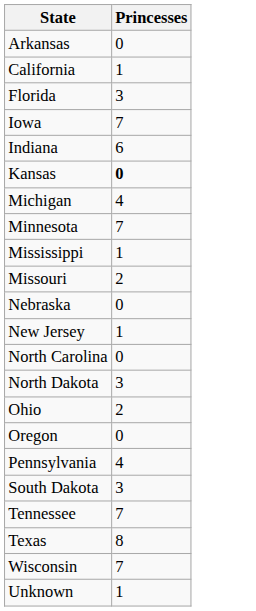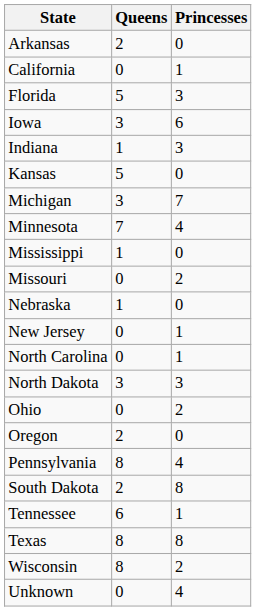+ column: (141, 17)
(119, 122) 7 -> (179, 122) 6
(119, 148) 6 -> (179, 148) 3
(119, 174) bold -> (179, 174) normal
(119, 200) 4 -> (179, 200) 7
(119, 226) 7 -> (179, 226) 4
(119, 252) 1 -> (179, 252) 0
(119, 357) 0 -> (179, 357) 1
(119, 488) 3 -> (179, 488) 8
(119, 514) 7 -> (179, 514) 1
(119, 566) 7 -> (179, 566) 2
(119, 592) 1 -> (179, 592) 4
